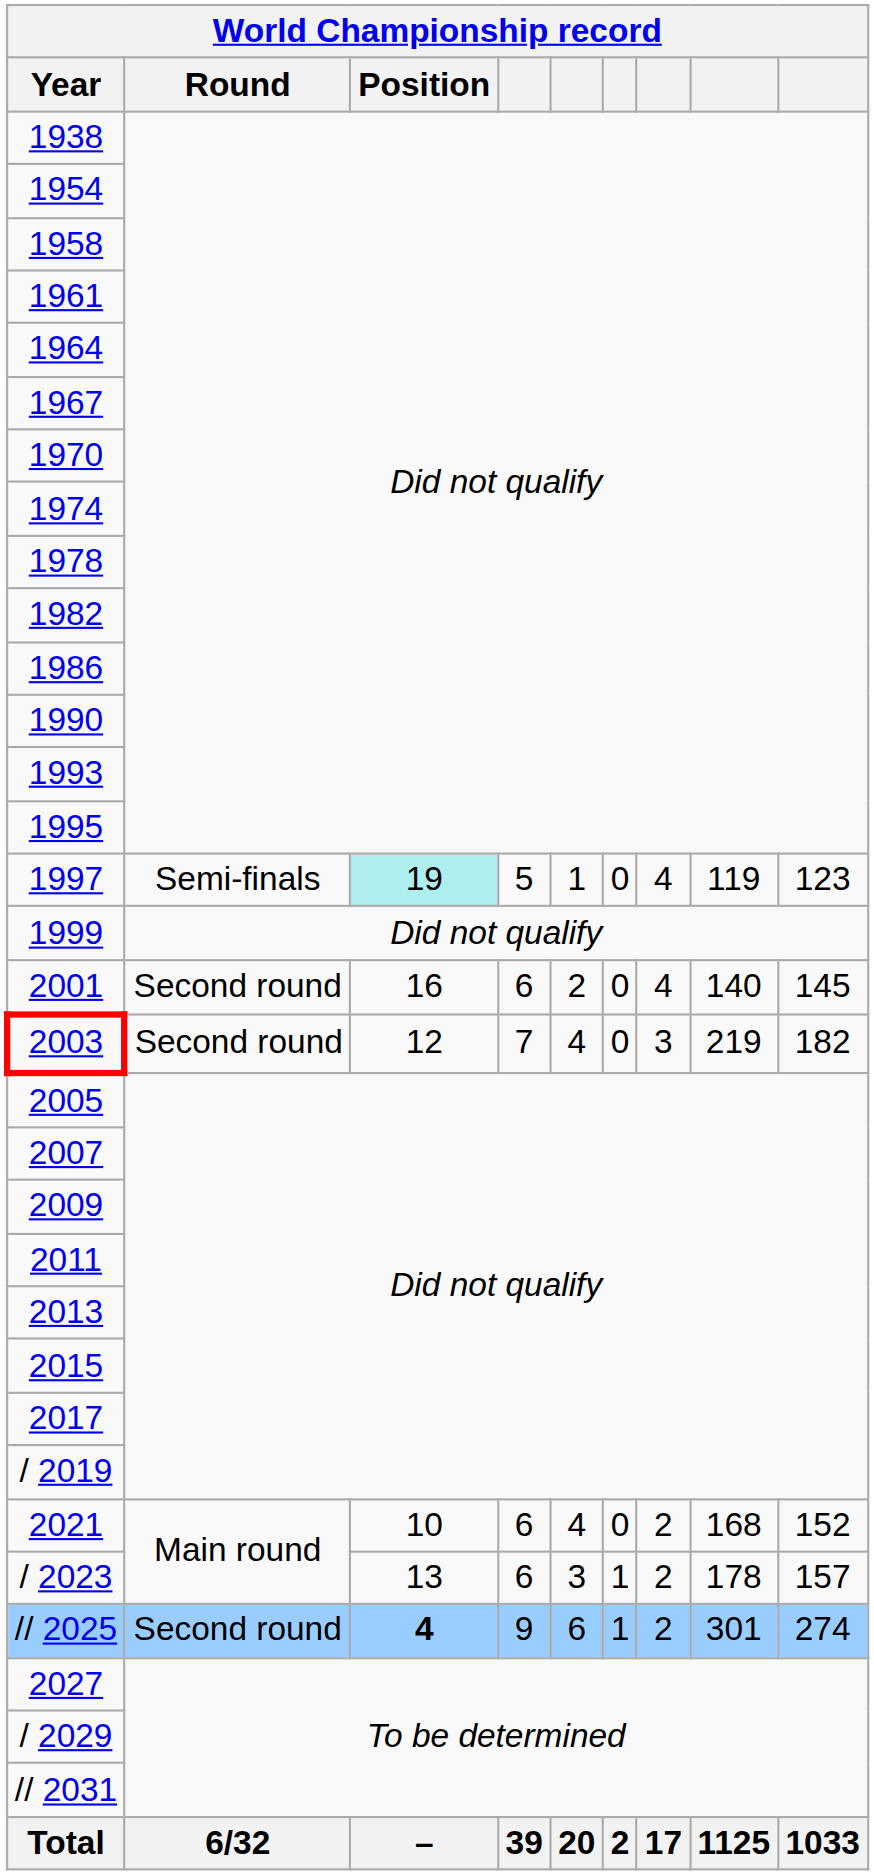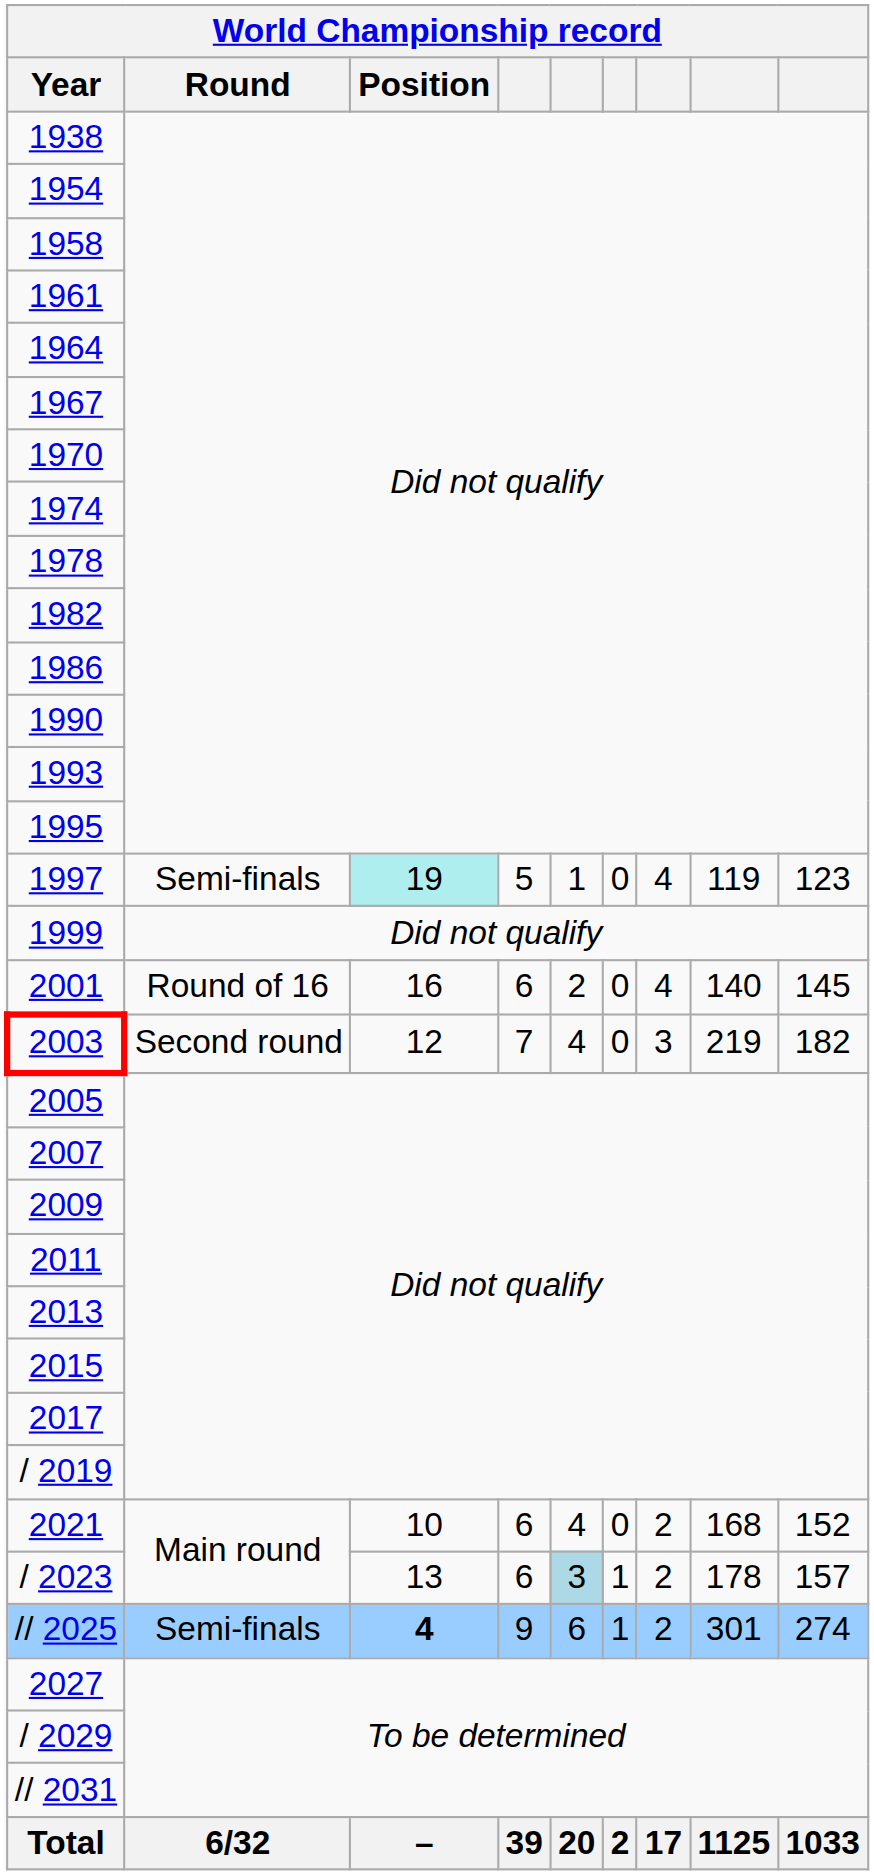(238, 986) Second round -> (238, 986) Round of 16
(577, 1577) no background -> (577, 1577) lightblue background
(238, 1630) Second round -> (238, 1630) Semi-finals
